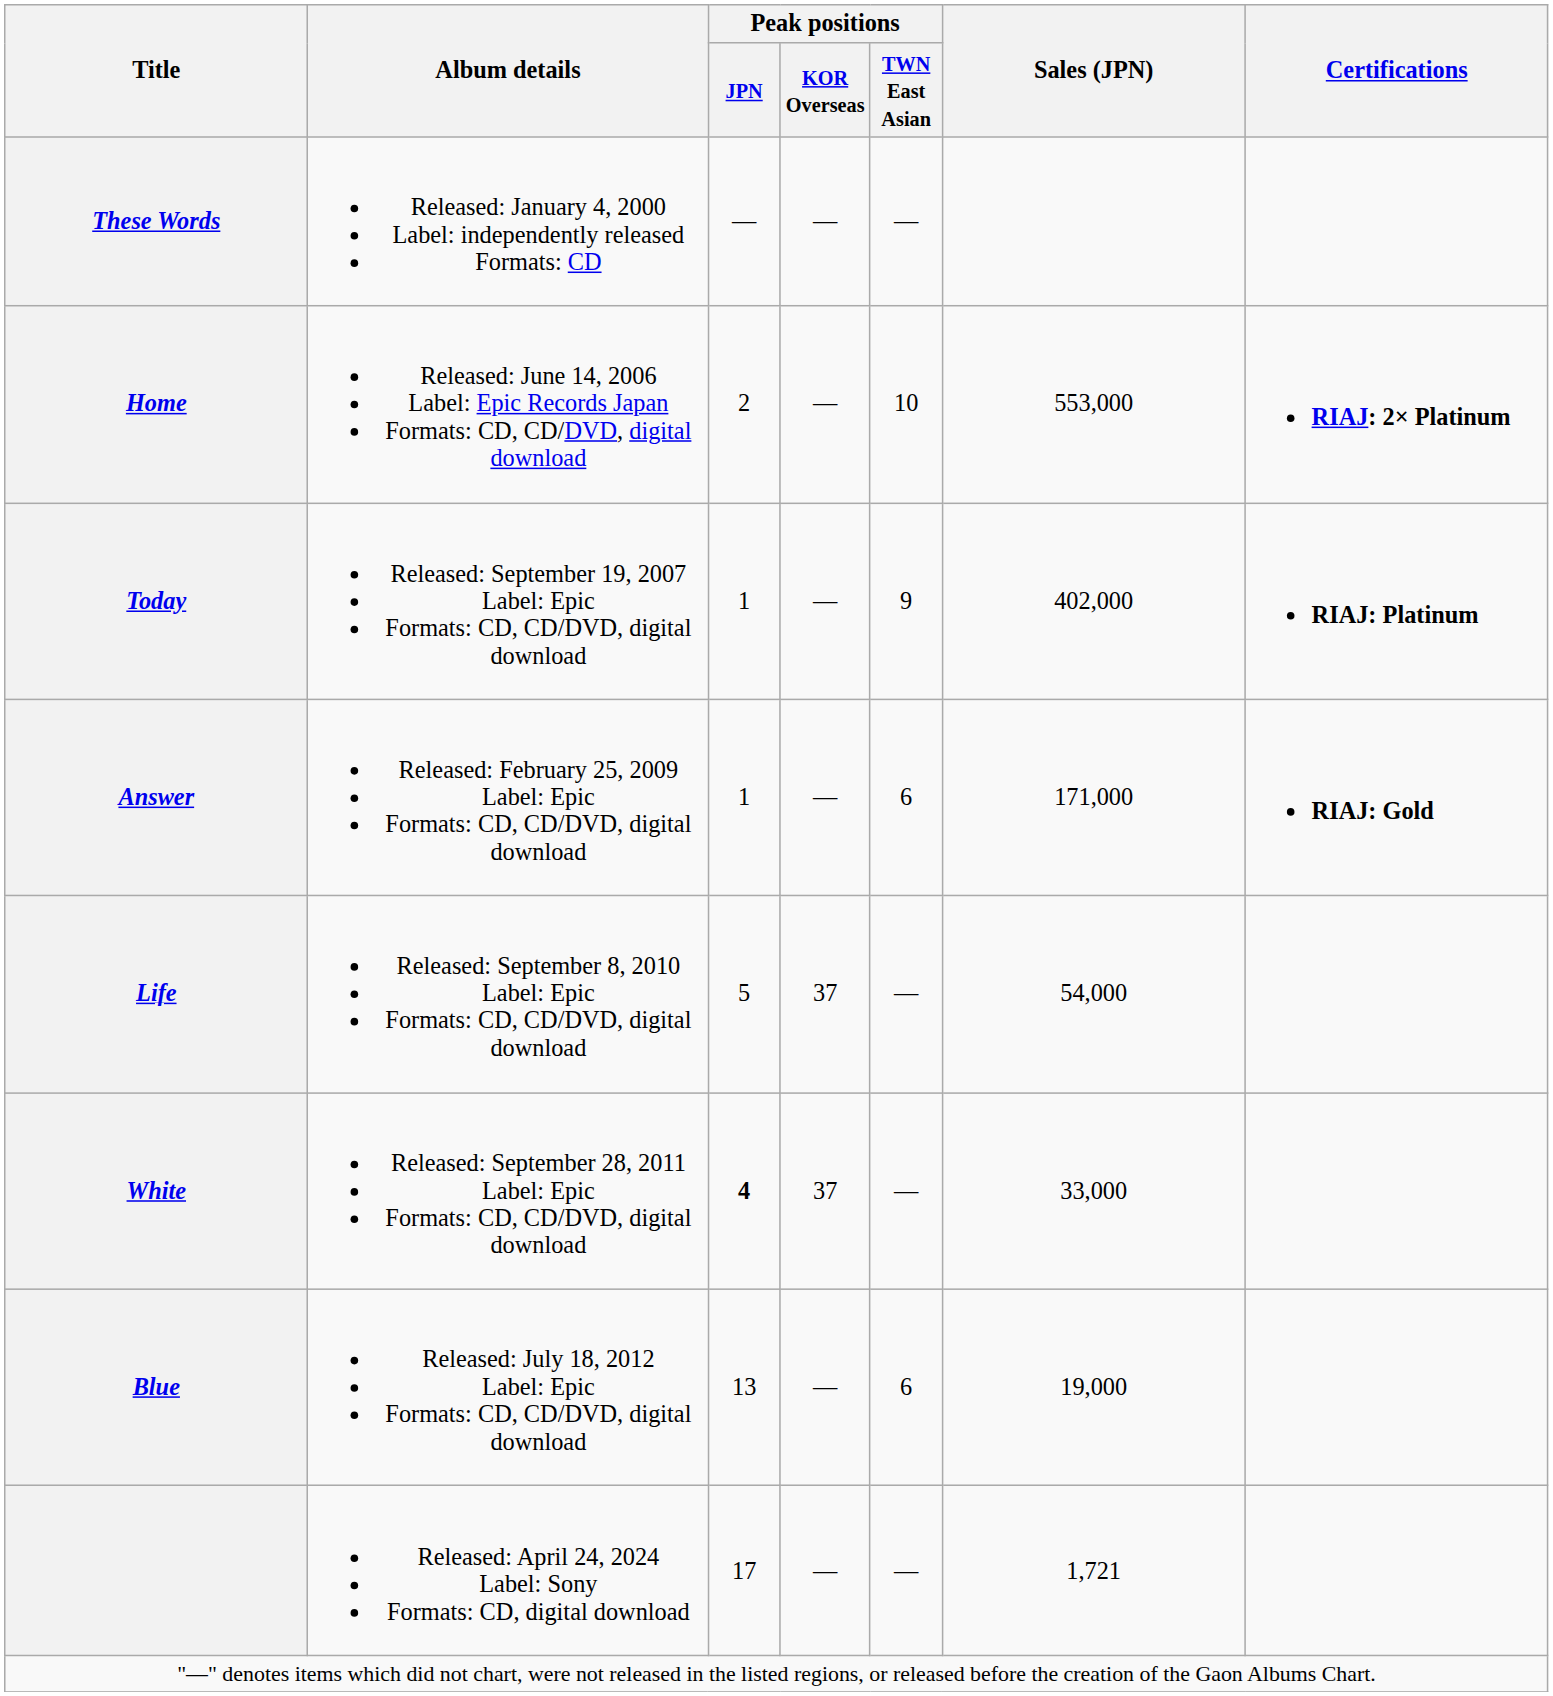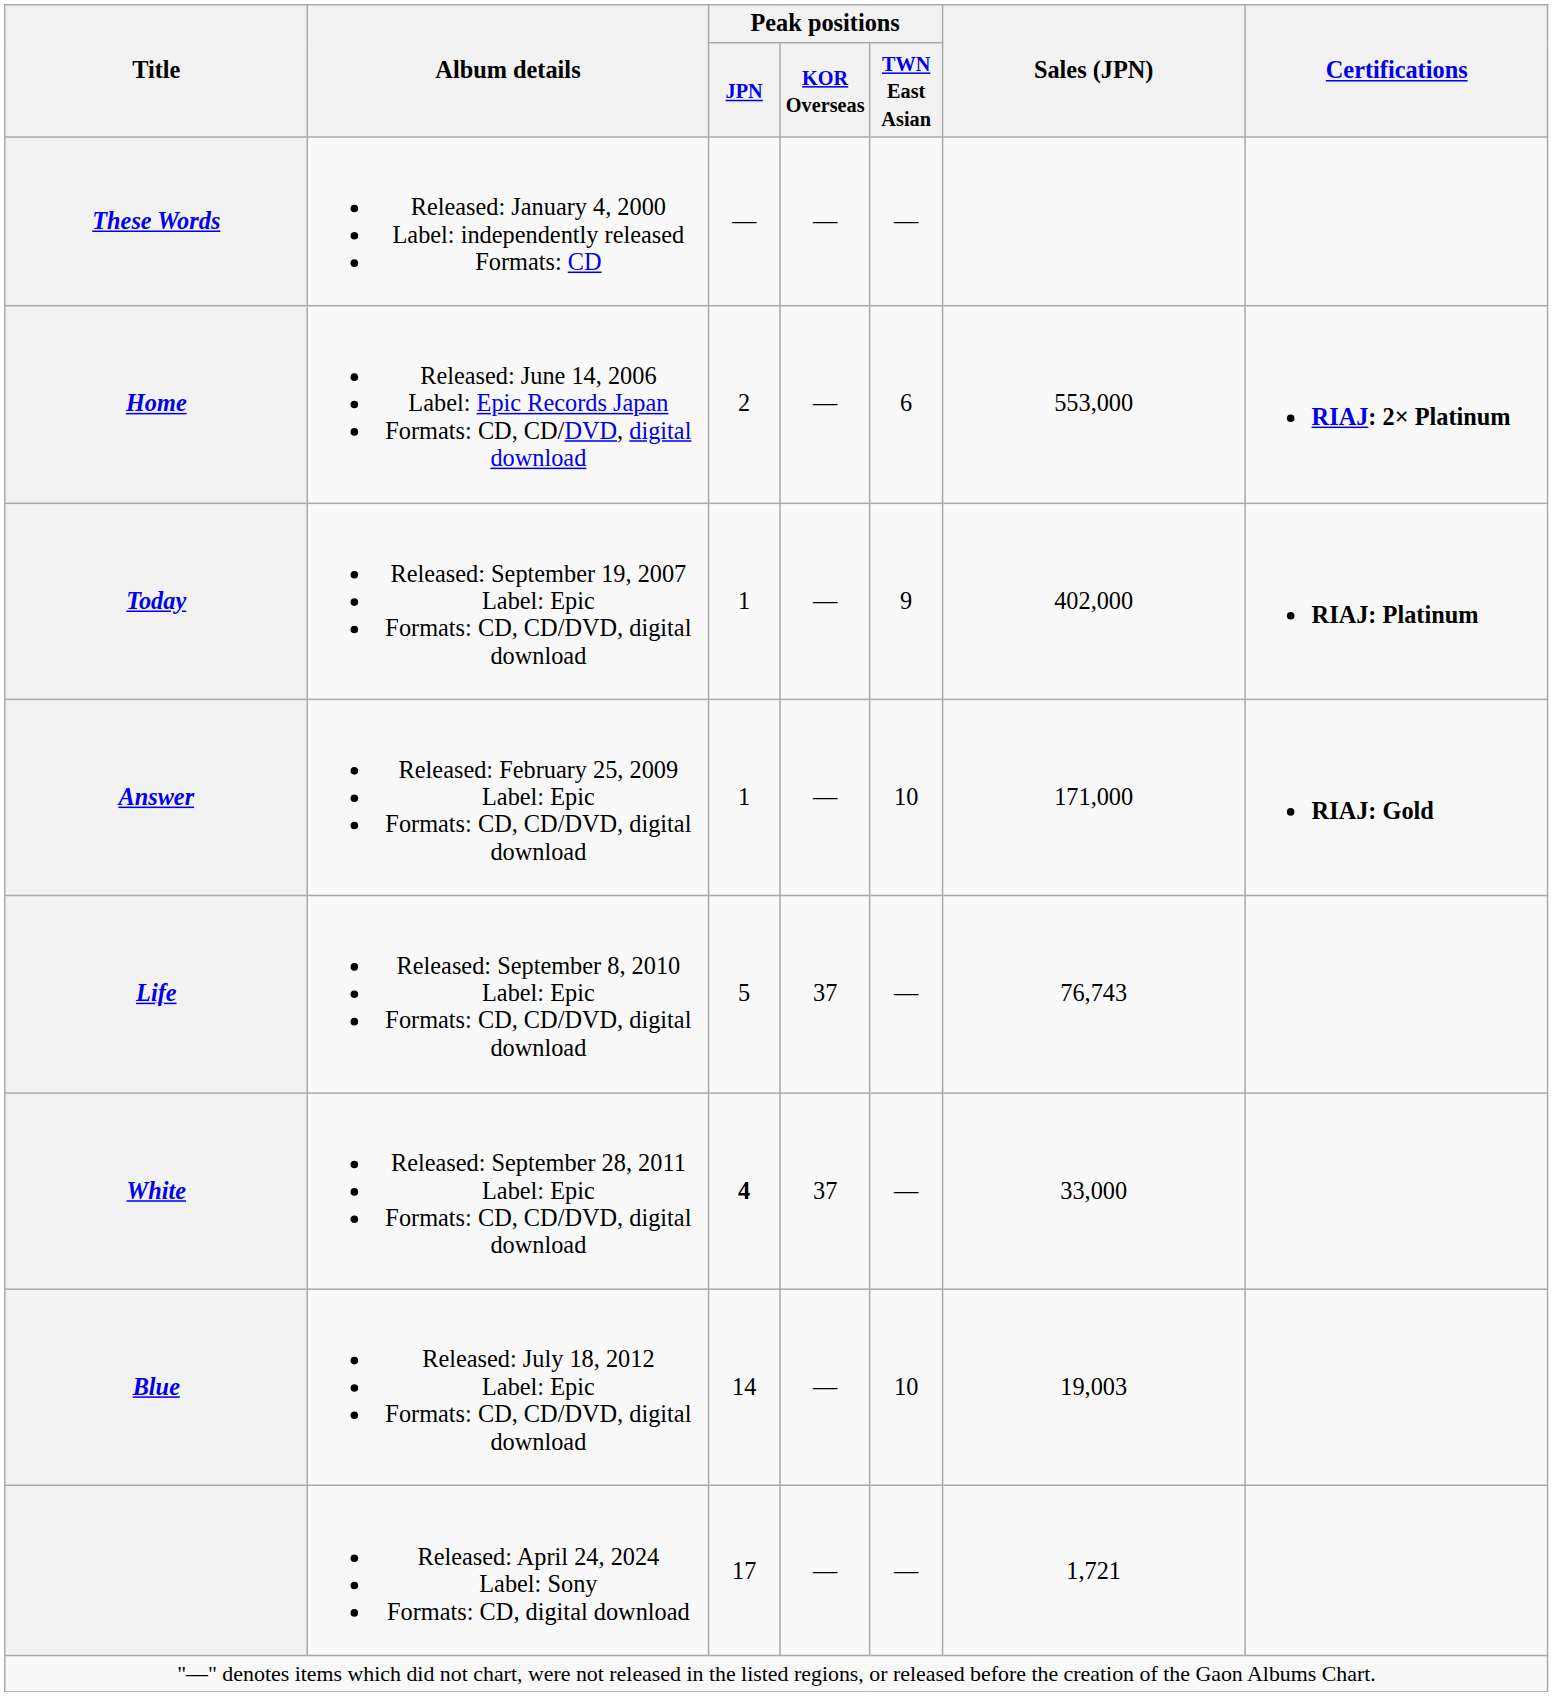(906, 403) 10 -> (906, 403) 6
(906, 797) 6 -> (906, 797) 10
(1094, 993) 54,000 -> (1094, 993) 76,743
(744, 1387) 13 -> (744, 1387) 14
(906, 1387) 6 -> (906, 1387) 10
(1094, 1387) 19,000 -> (1094, 1387) 19,003
